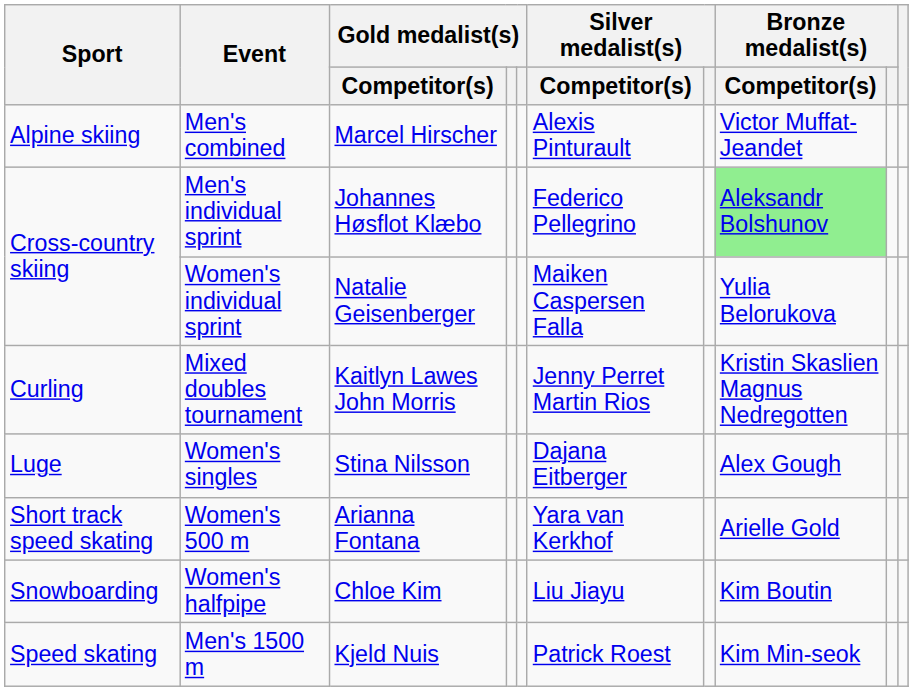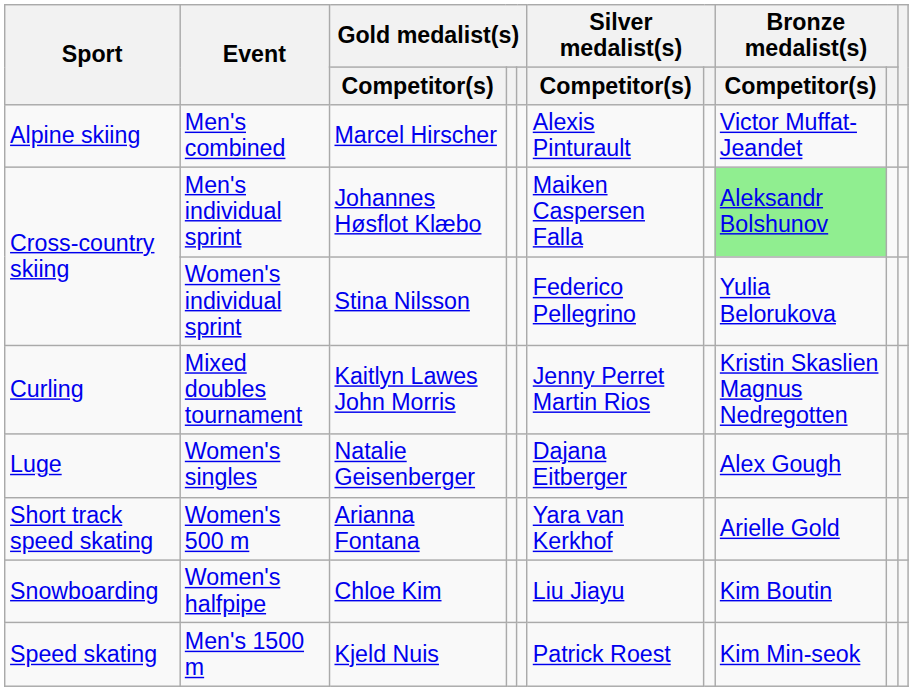(584, 211) Federico Pellegrino -> (589, 211) Maiken Caspersen Falla
(405, 300) Natalie Geisenberger -> (402, 300) Stina Nilsson
(589, 300) Maiken Caspersen Falla -> (584, 300) Federico Pellegrino
(402, 465) Stina Nilsson -> (405, 465) Natalie Geisenberger
